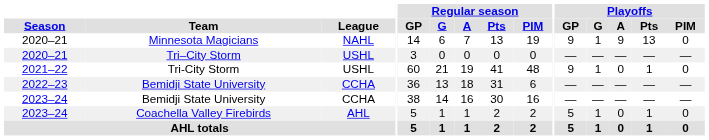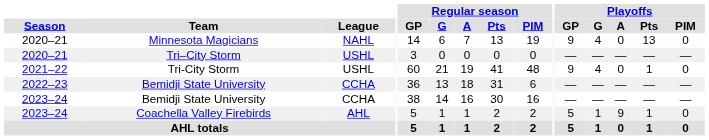(598, 40) 1 -> (598, 40) 4
(621, 40) 9 -> (621, 40) 0
(598, 69) 1 -> (598, 69) 4
(621, 113) 0 -> (621, 113) 9
